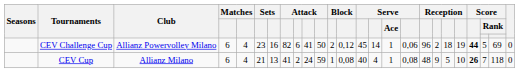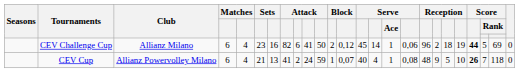(166, 45) Allianz Powervolley Milano -> (166, 45) Allianz Milano
(166, 60) Allianz Milano -> (166, 60) Allianz Powervolley Milano
(346, 60) 0,08 -> (346, 60) 0,07
